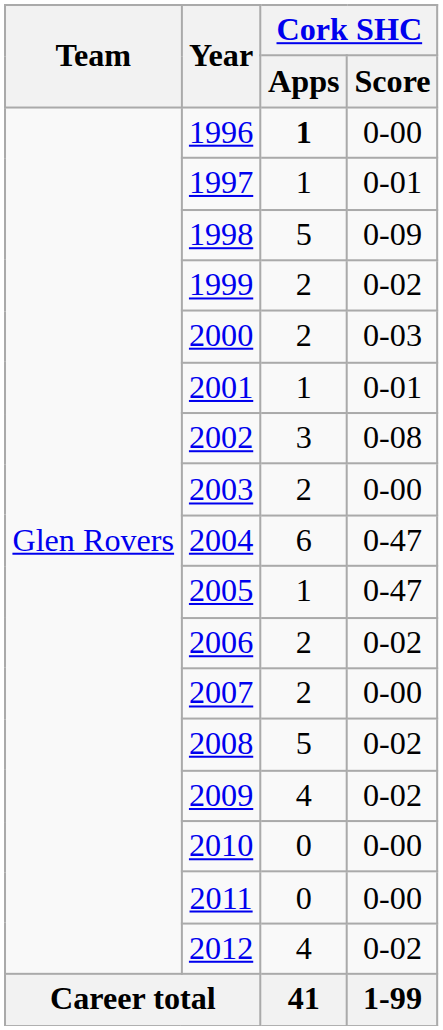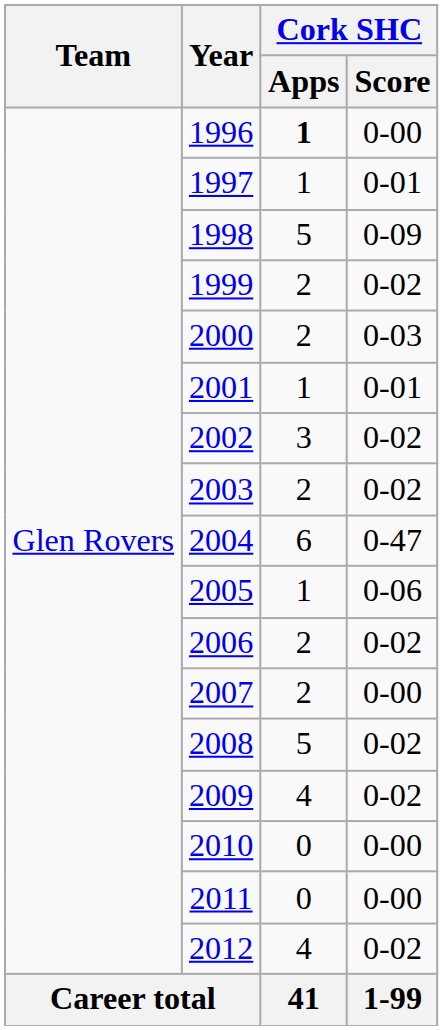(393, 438) 0-08 -> (393, 438) 0-02
(393, 489) 0-00 -> (393, 489) 0-02
(393, 591) 0-47 -> (393, 591) 0-06
